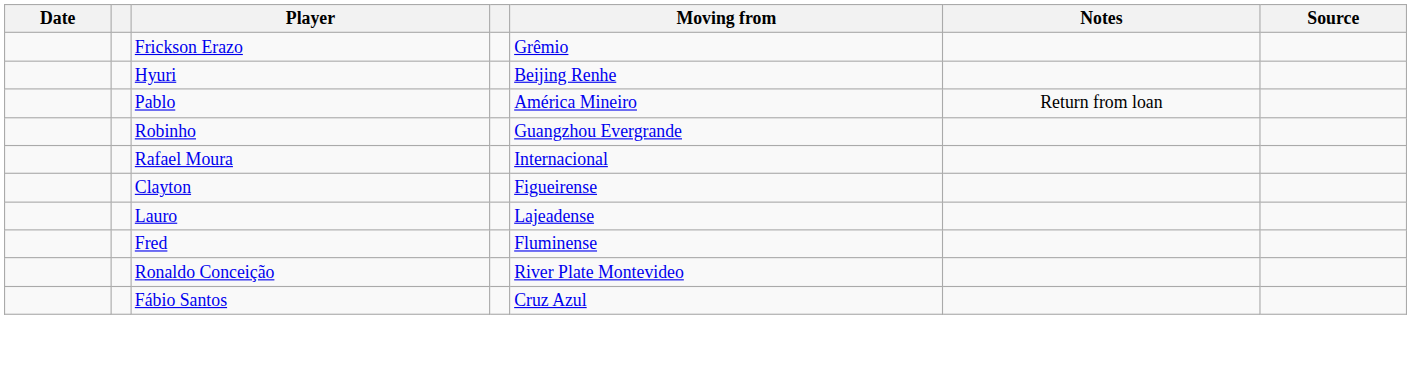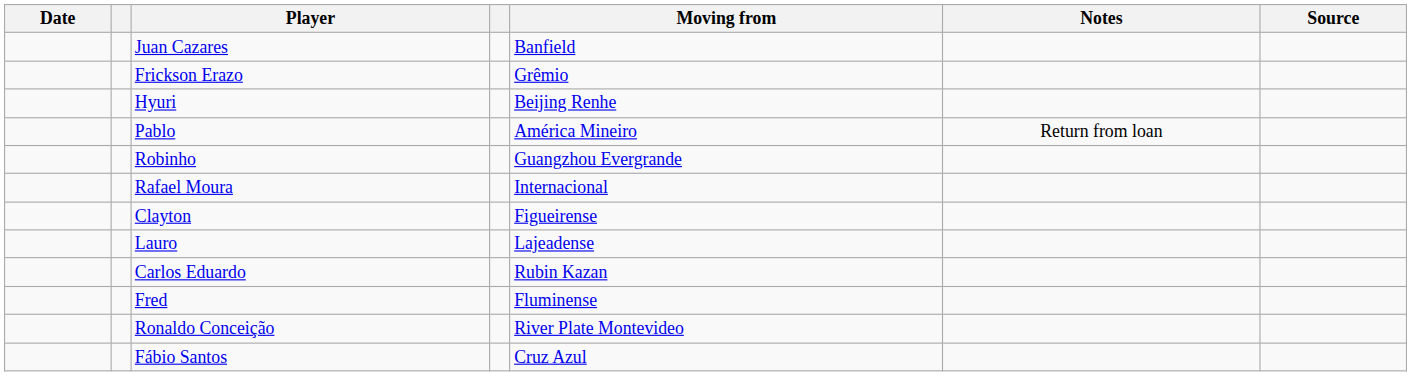+ row: (181, 46)
+ row: (190, 272)
